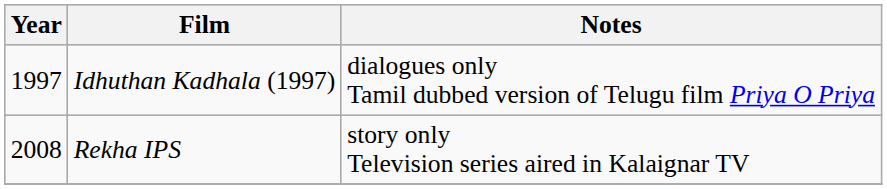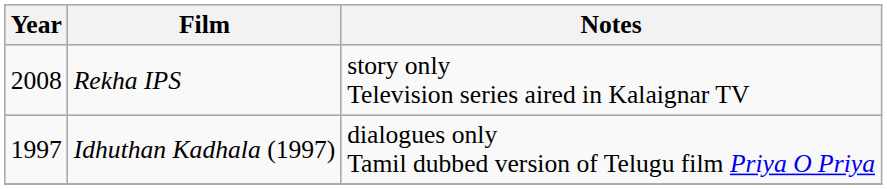rows swapped: (205, 79) <-> (127, 149)
